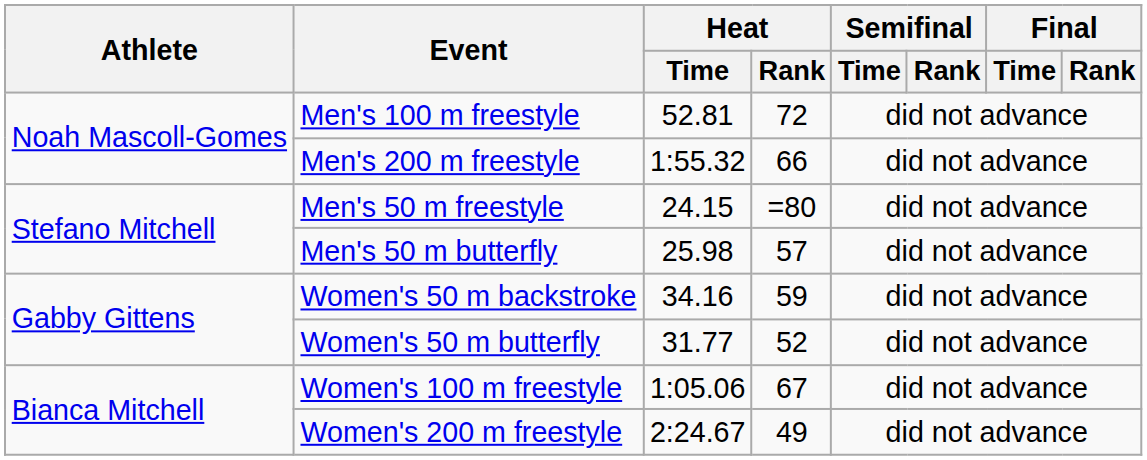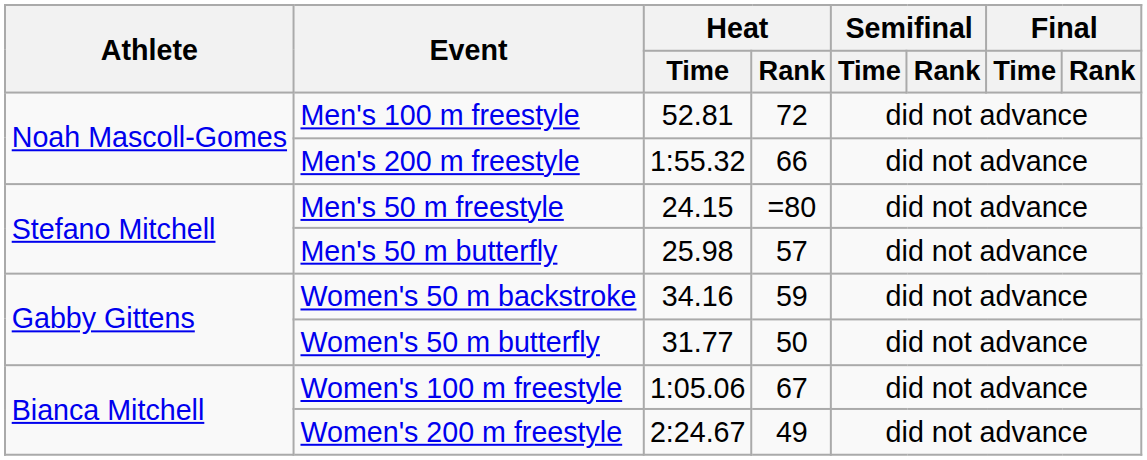(792, 342) 52 -> (792, 342) 50
